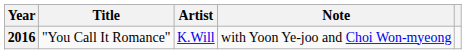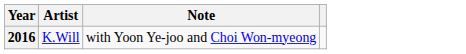- column: (106, 15)
